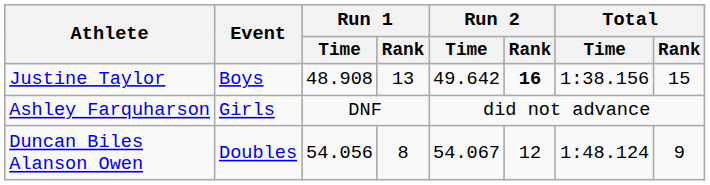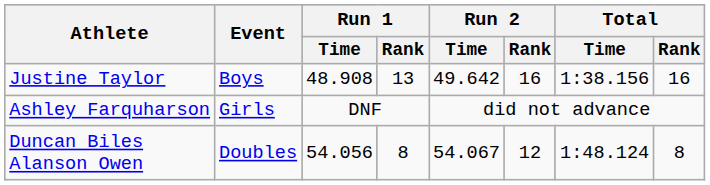(530, 79) bold -> (530, 79) normal
(679, 79) 15 -> (679, 79) 16
(679, 153) 9 -> (679, 153) 8
